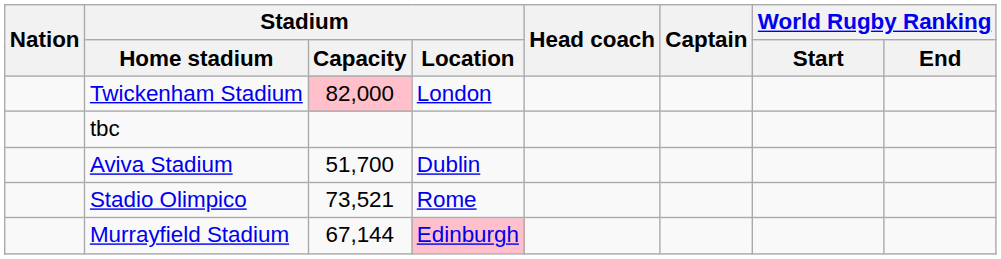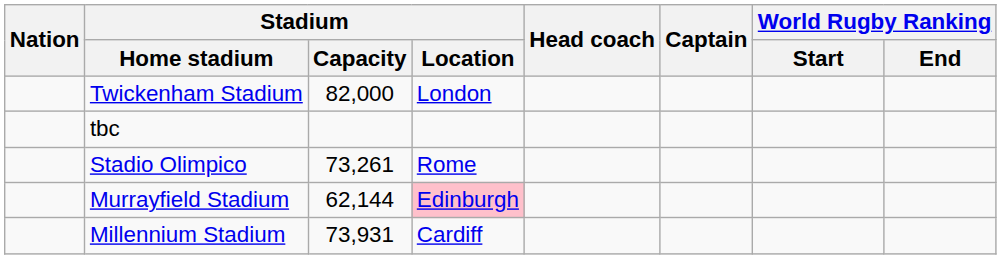(360, 93) pink background -> (360, 93) no background
- row: (161, 164)
(360, 199) 73,521 -> (360, 164) 73,261
(360, 235) 67,144 -> (360, 199) 62,144
+ row: (188, 235)
